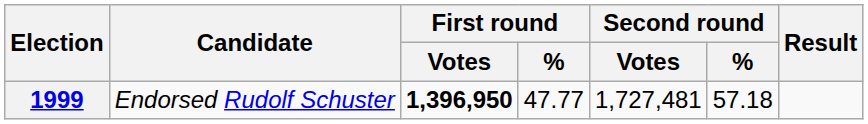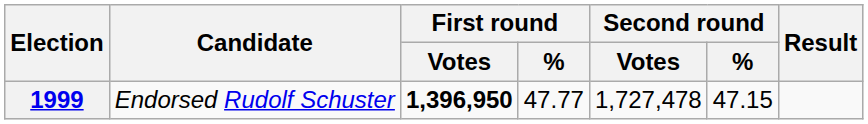(648, 99) 1,727,481 -> (648, 99) 1,727,478
(743, 99) 57.18 -> (743, 99) 47.15
